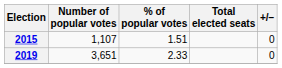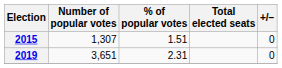(104, 39) 1,107 -> (104, 39) 1,307
(178, 55) 2.33 -> (178, 55) 2.31
